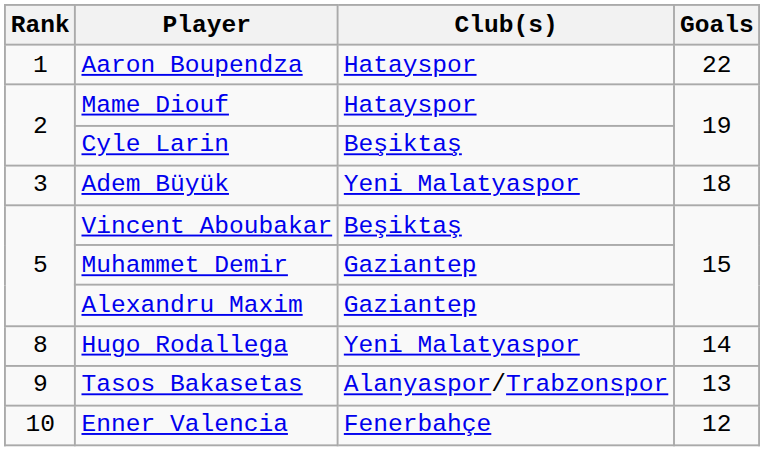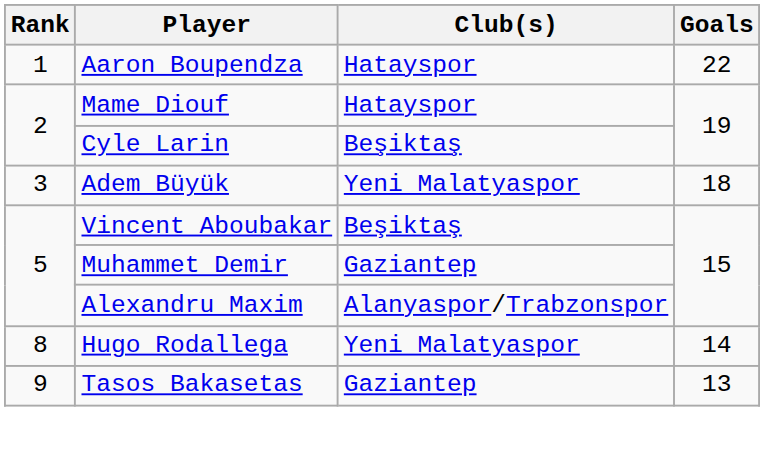(410, 305) Gaziantep -> (506, 305) Alanyaspor/Trabzonspor
(506, 385) Alanyaspor/Trabzonspor -> (410, 385) Gaziantep
- row: (185, 425)
